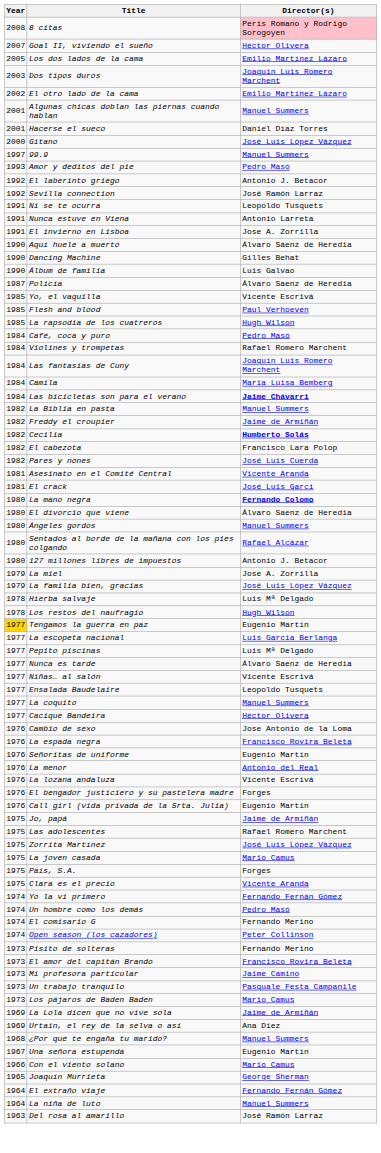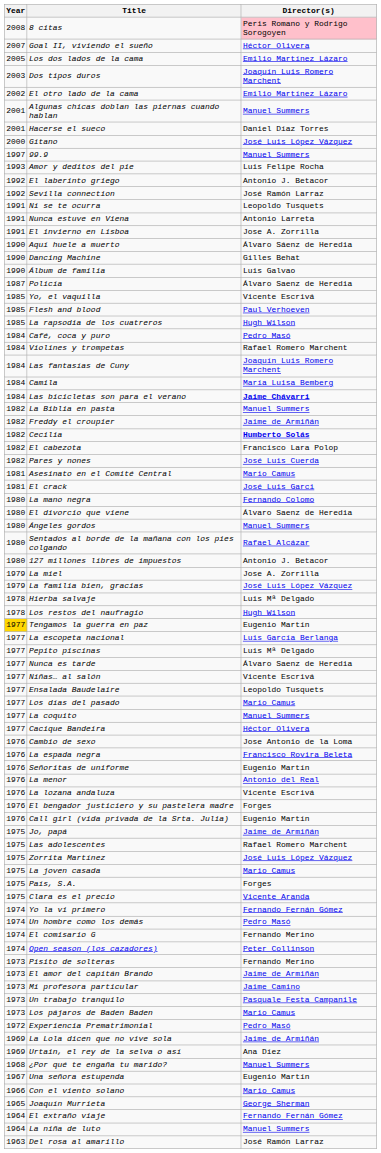(266, 167) Pedro Masó -> (283, 167) Luis Felipe Rocha
(276, 474) Vicente Aranda -> (269, 474) Mario Camus
(278, 500) bold -> (279, 500) normal
+ row: (74, 703)
(297, 961) Francisco Rovira Beleta -> (281, 974) Jaime de Armiñán
+ row: (91, 1026)
